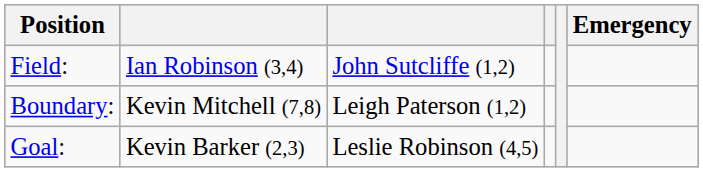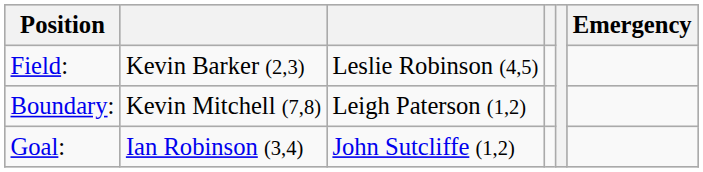(215, 65) Ian Robinson (3,4) -> (215, 65) Kevin Barker (2,3)
(424, 65) John Sutcliffe (1,2) -> (435, 65) Leslie Robinson (4,5)
(215, 146) Kevin Barker (2,3) -> (215, 146) Ian Robinson (3,4)
(435, 146) Leslie Robinson (4,5) -> (424, 146) John Sutcliffe (1,2)
